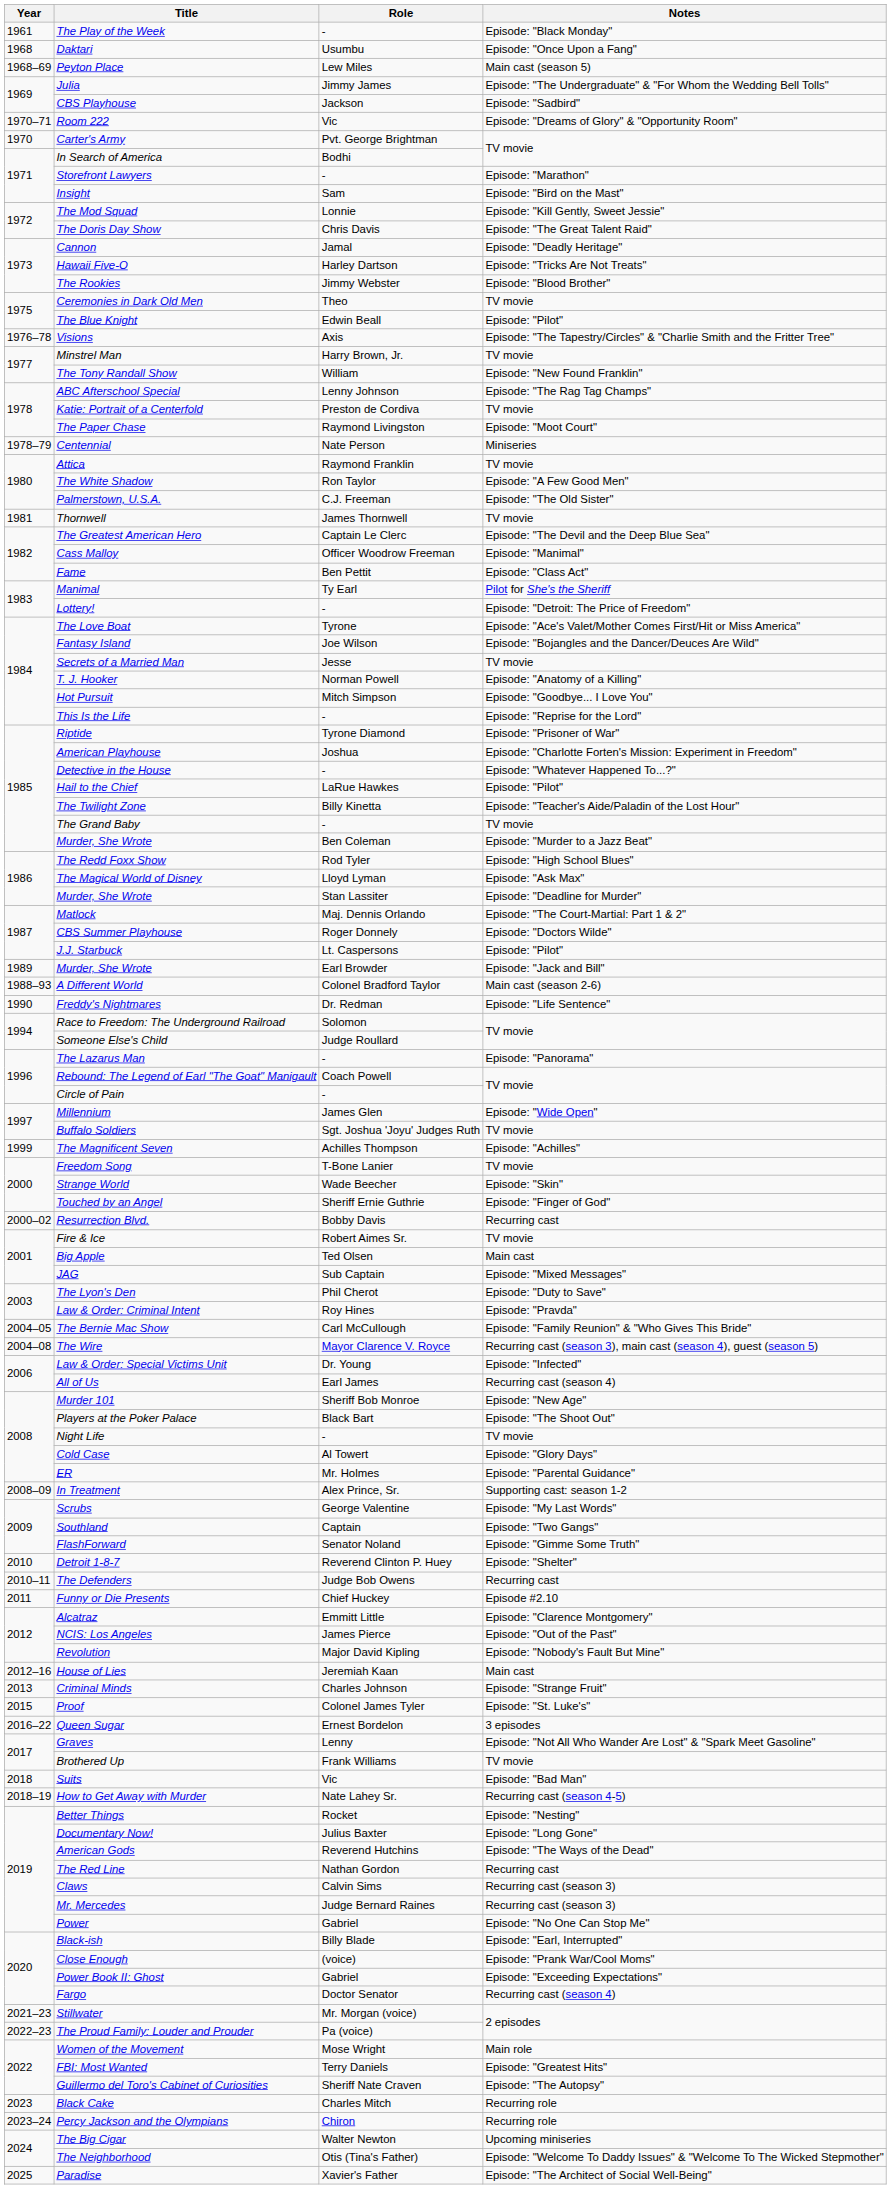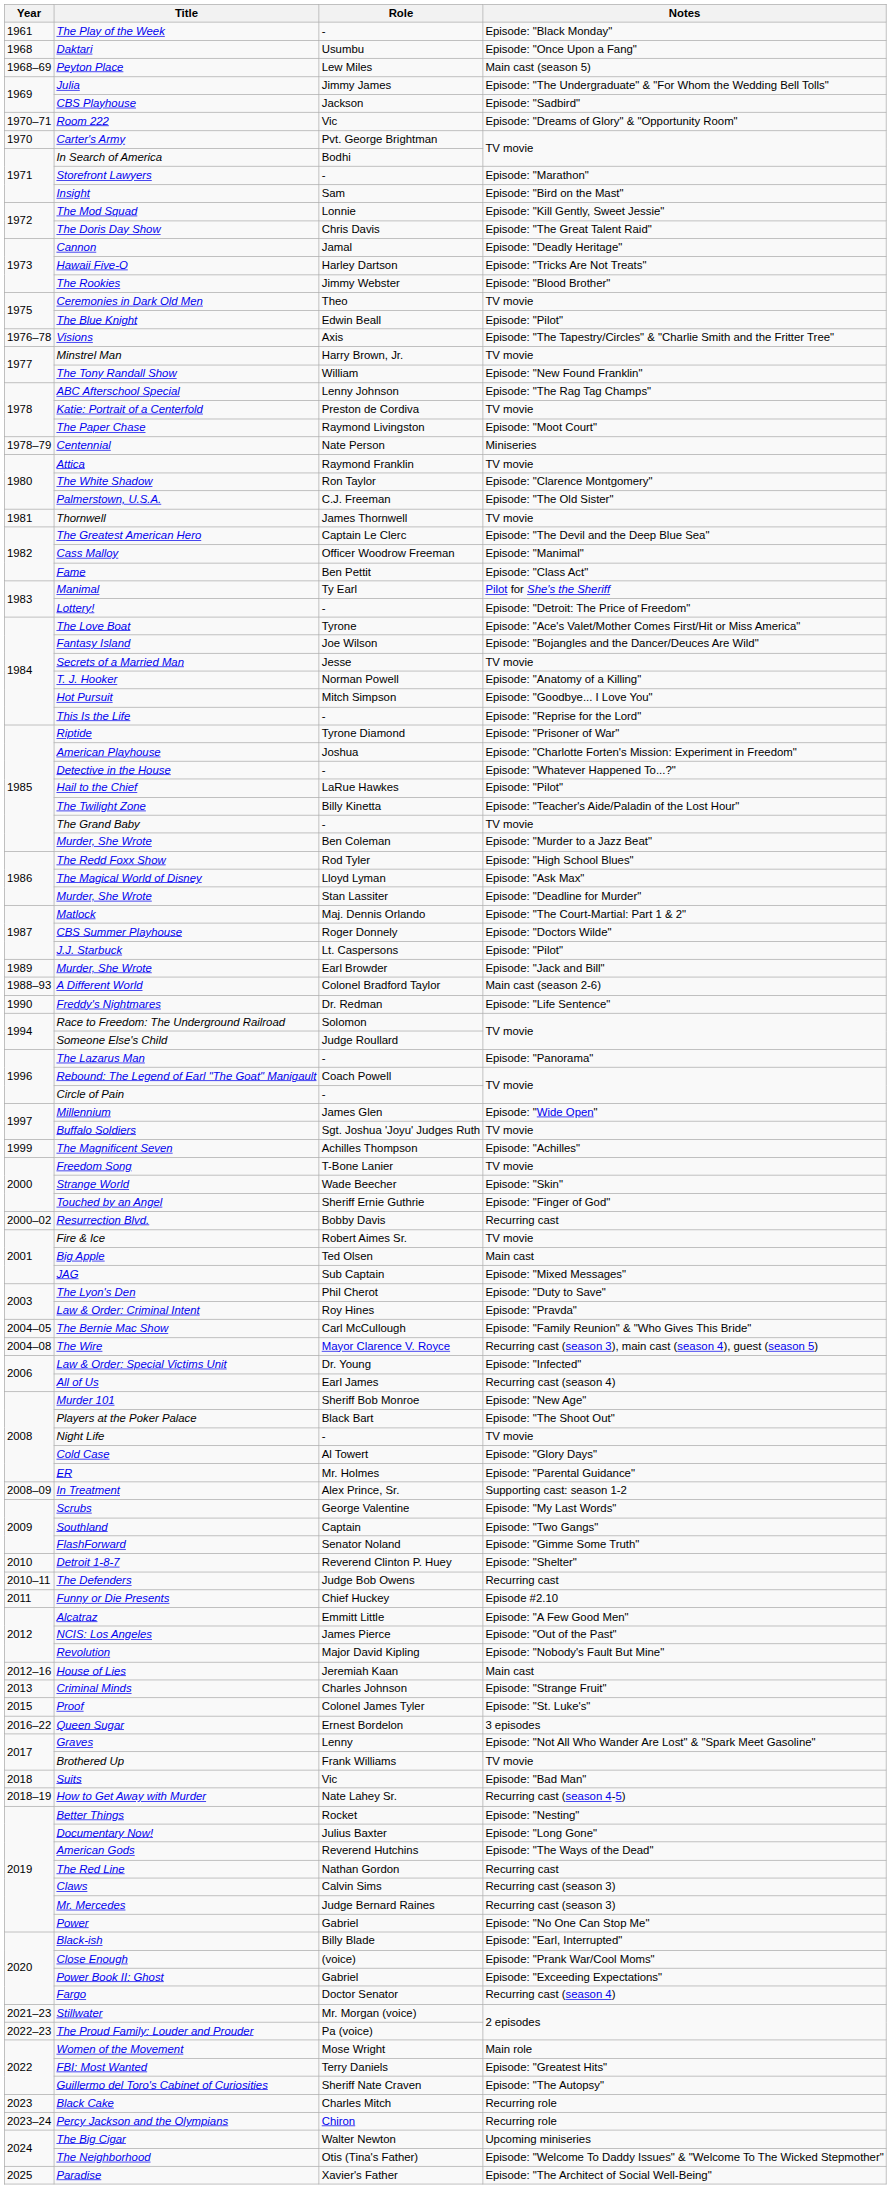(557, 481) Episode: "A Few Good Men" -> (569, 481) Episode: "Clarence Montgomery"
(569, 1616) Episode: "Clarence Montgomery" -> (557, 1616) Episode: "A Few Good Men"
